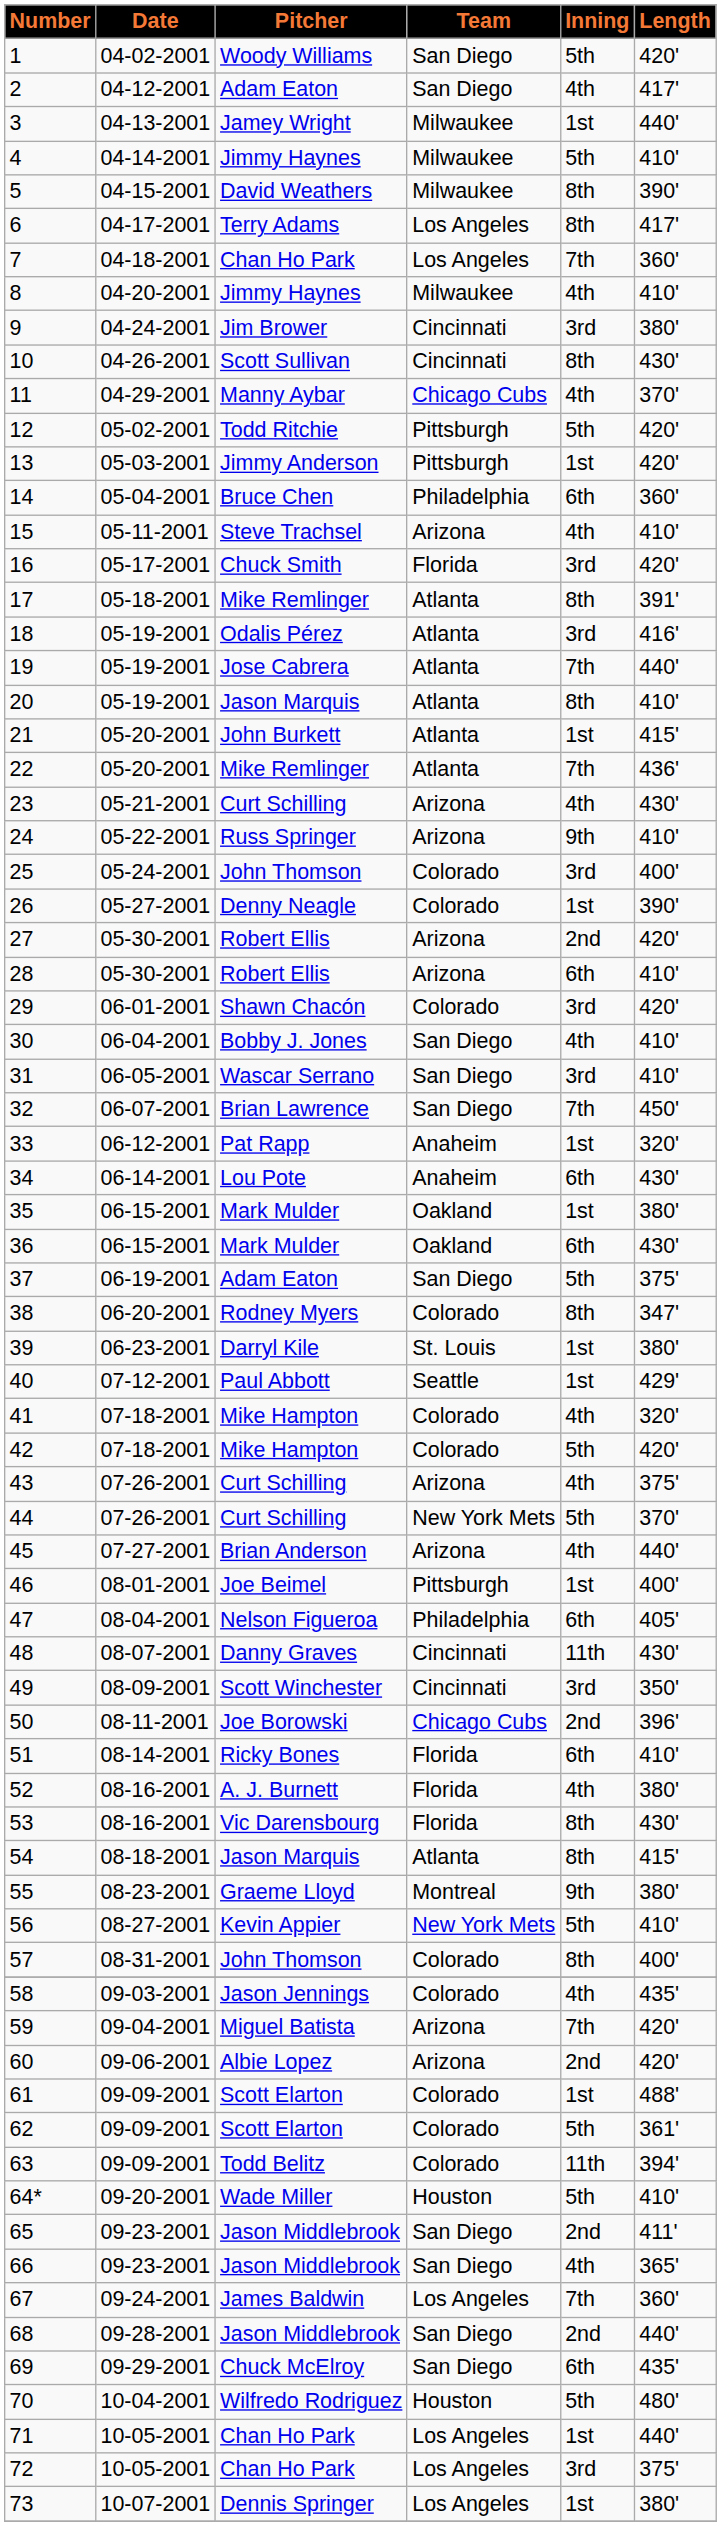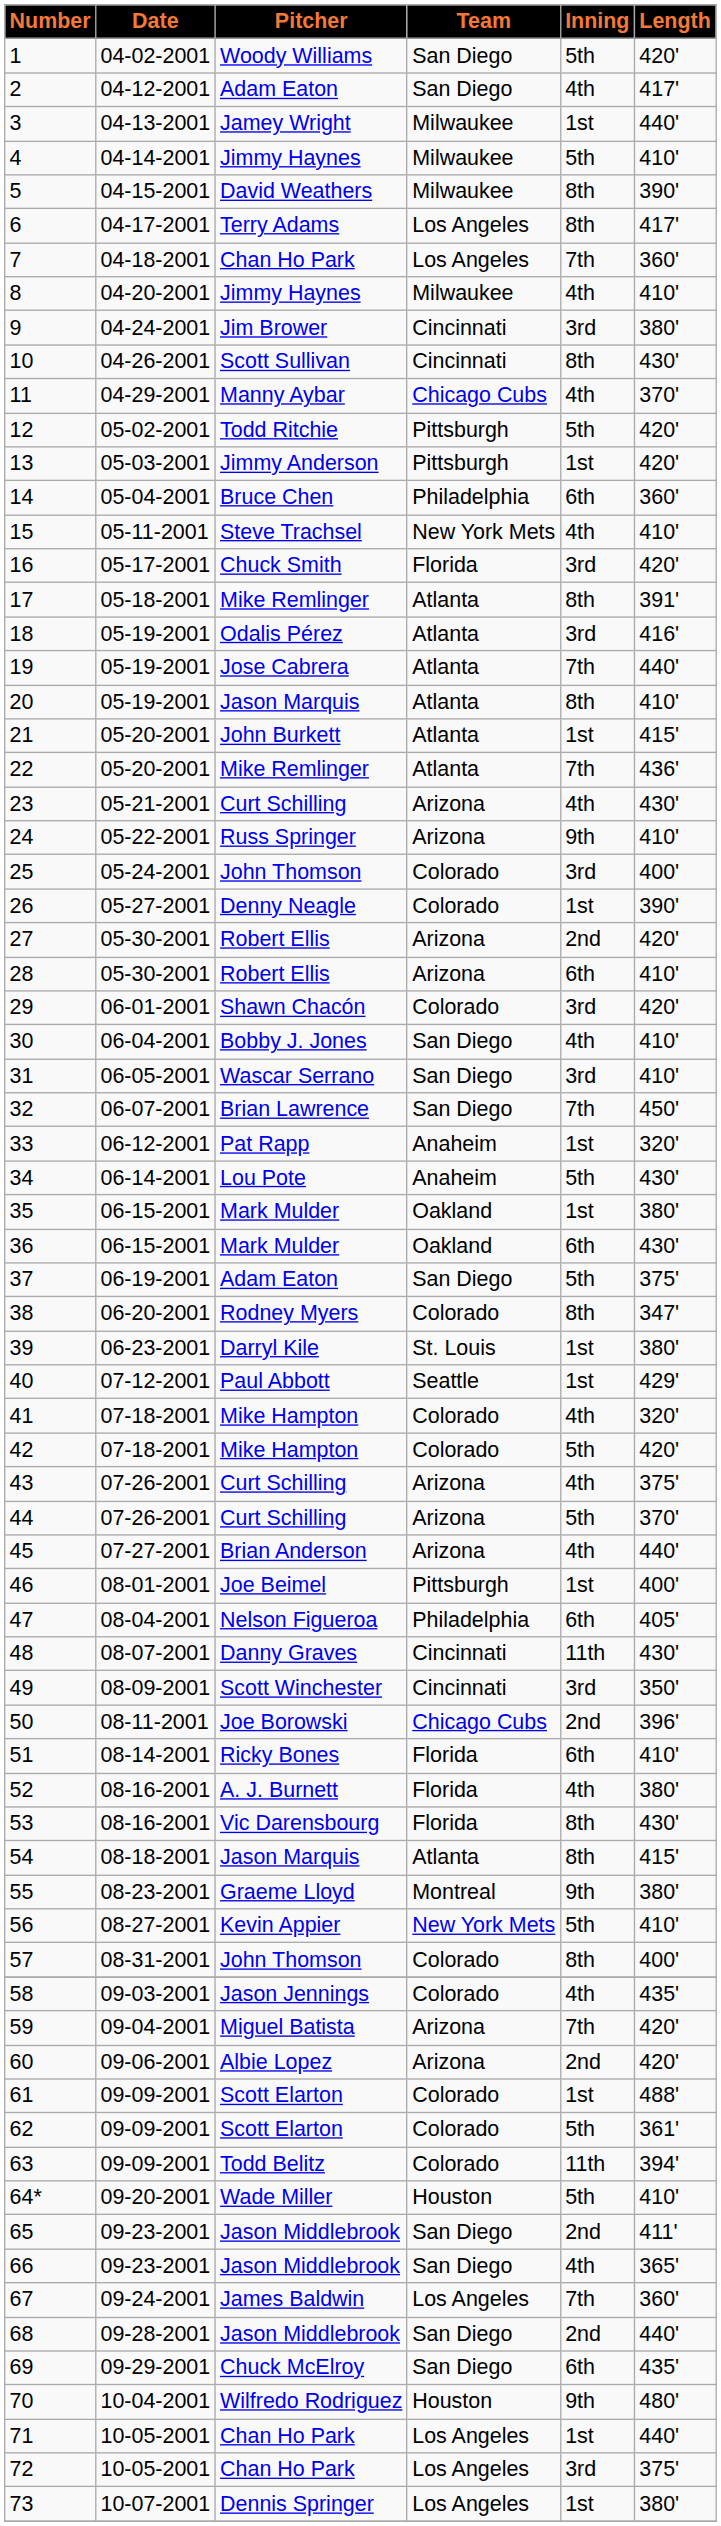(449, 531) Arizona -> (484, 531) New York Mets
(580, 1177) 6th -> (580, 1177) 5th
(484, 1517) New York Mets -> (449, 1517) Arizona
(580, 2401) 5th -> (580, 2401) 9th
